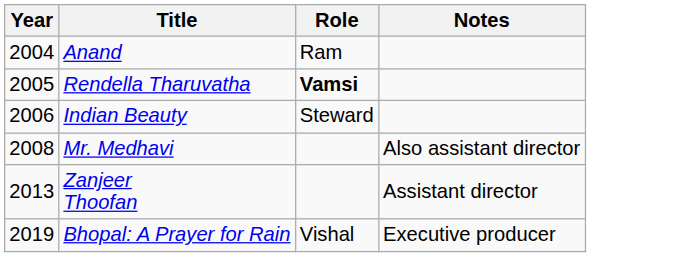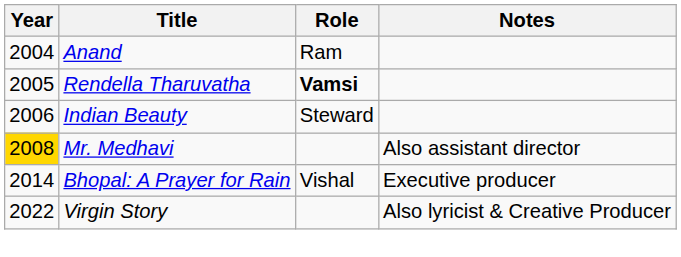(32, 148) no background -> (32, 148) gold background
- row: (100, 191)
(32, 235) 2019 -> (32, 180) 2014
+ row: (115, 212)
